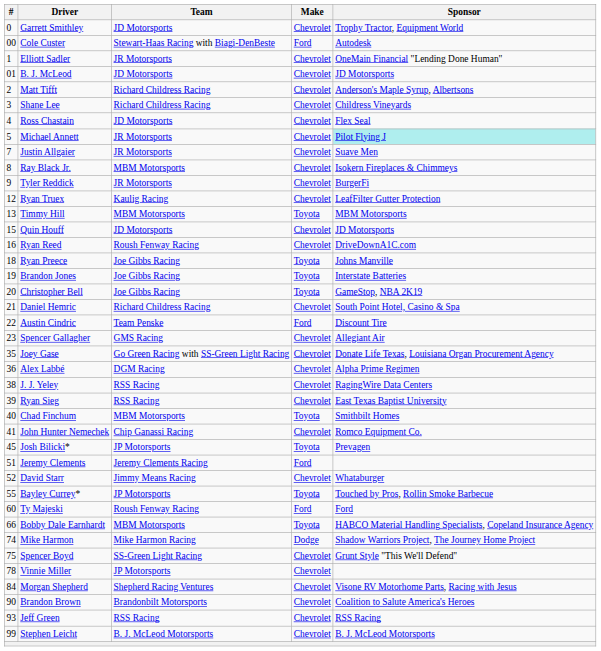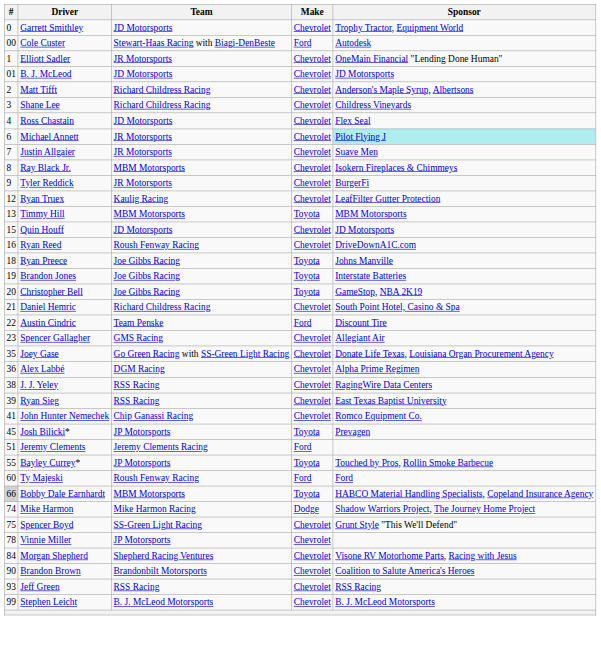(9, 136) 5 -> (9, 136) 6
- row: (48, 416)
- row: (42, 478)
(11, 525) no background -> (11, 494) lightgrey background
